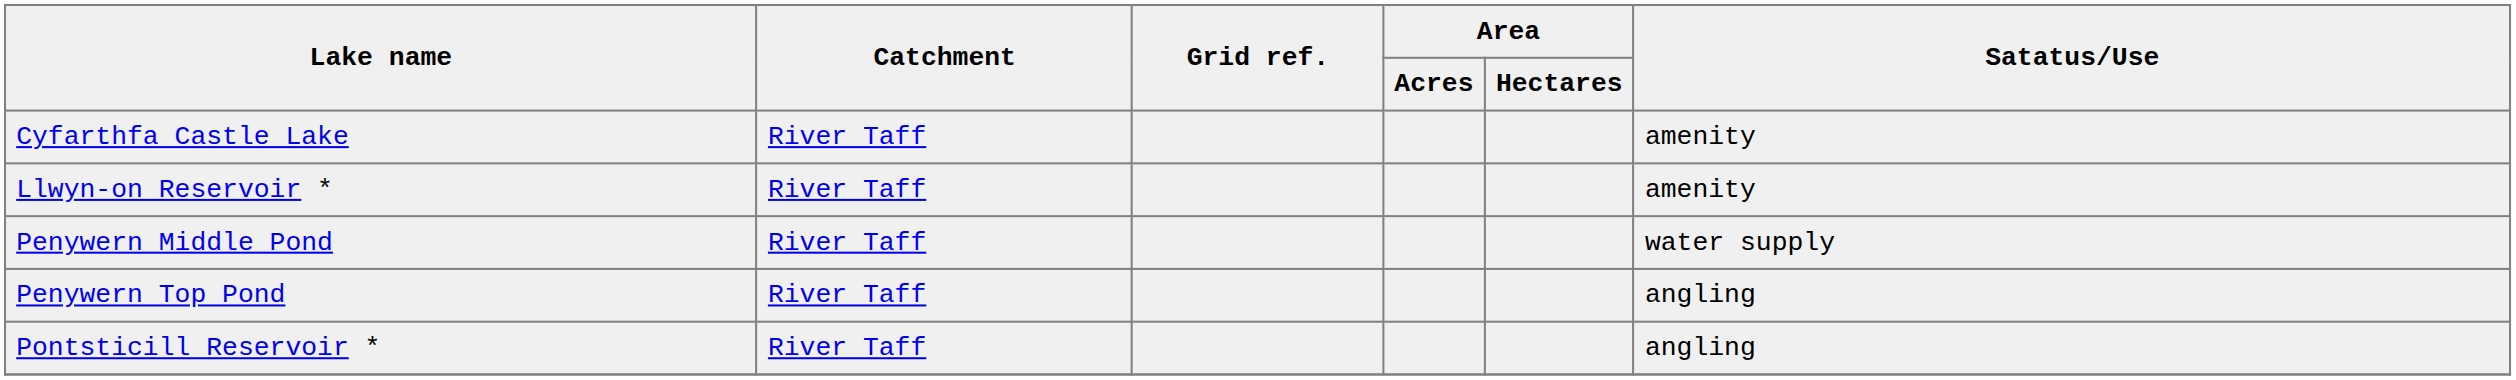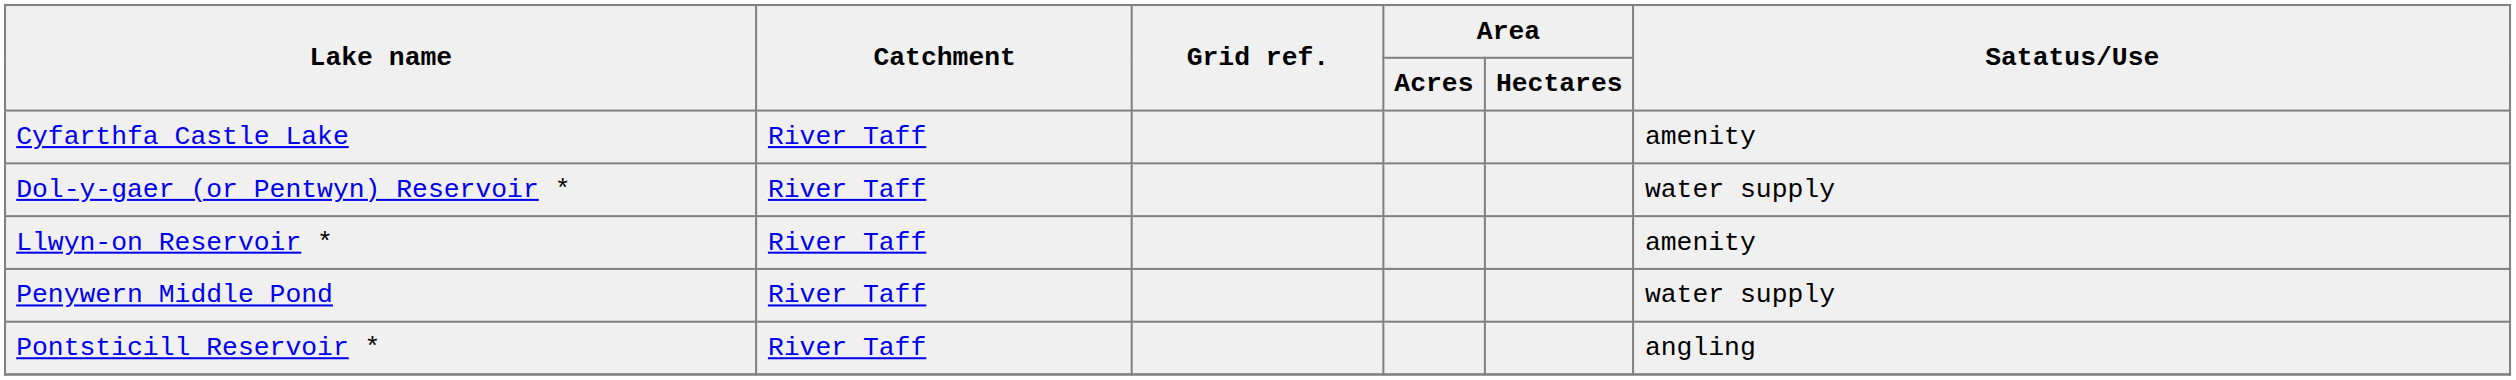+ row: (293, 190)
- row: (151, 295)
